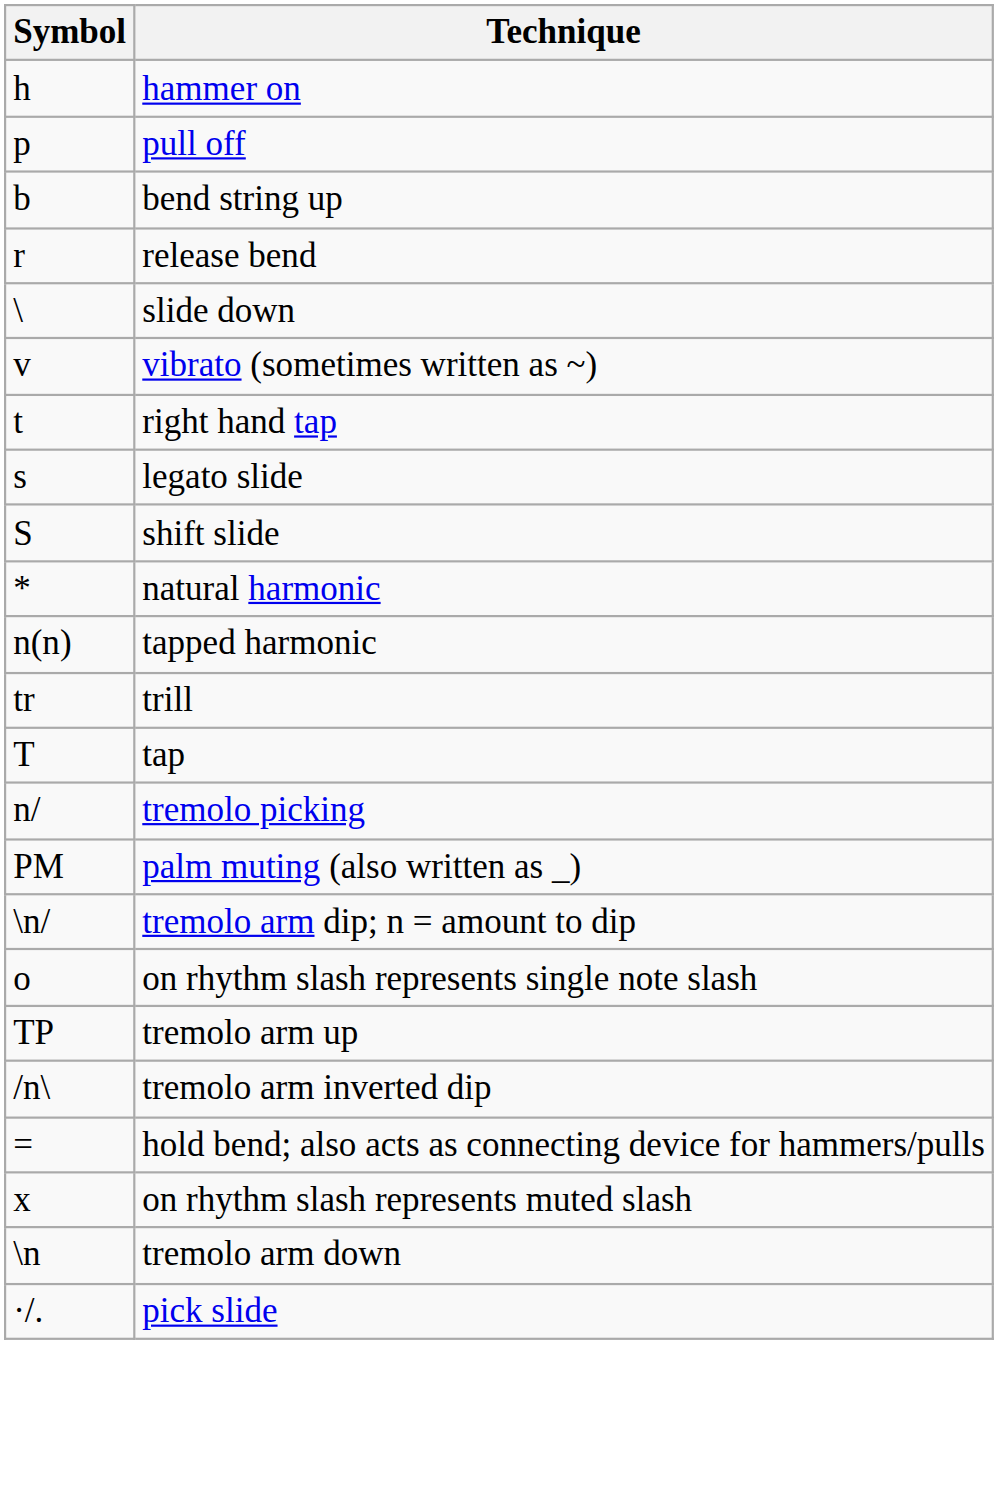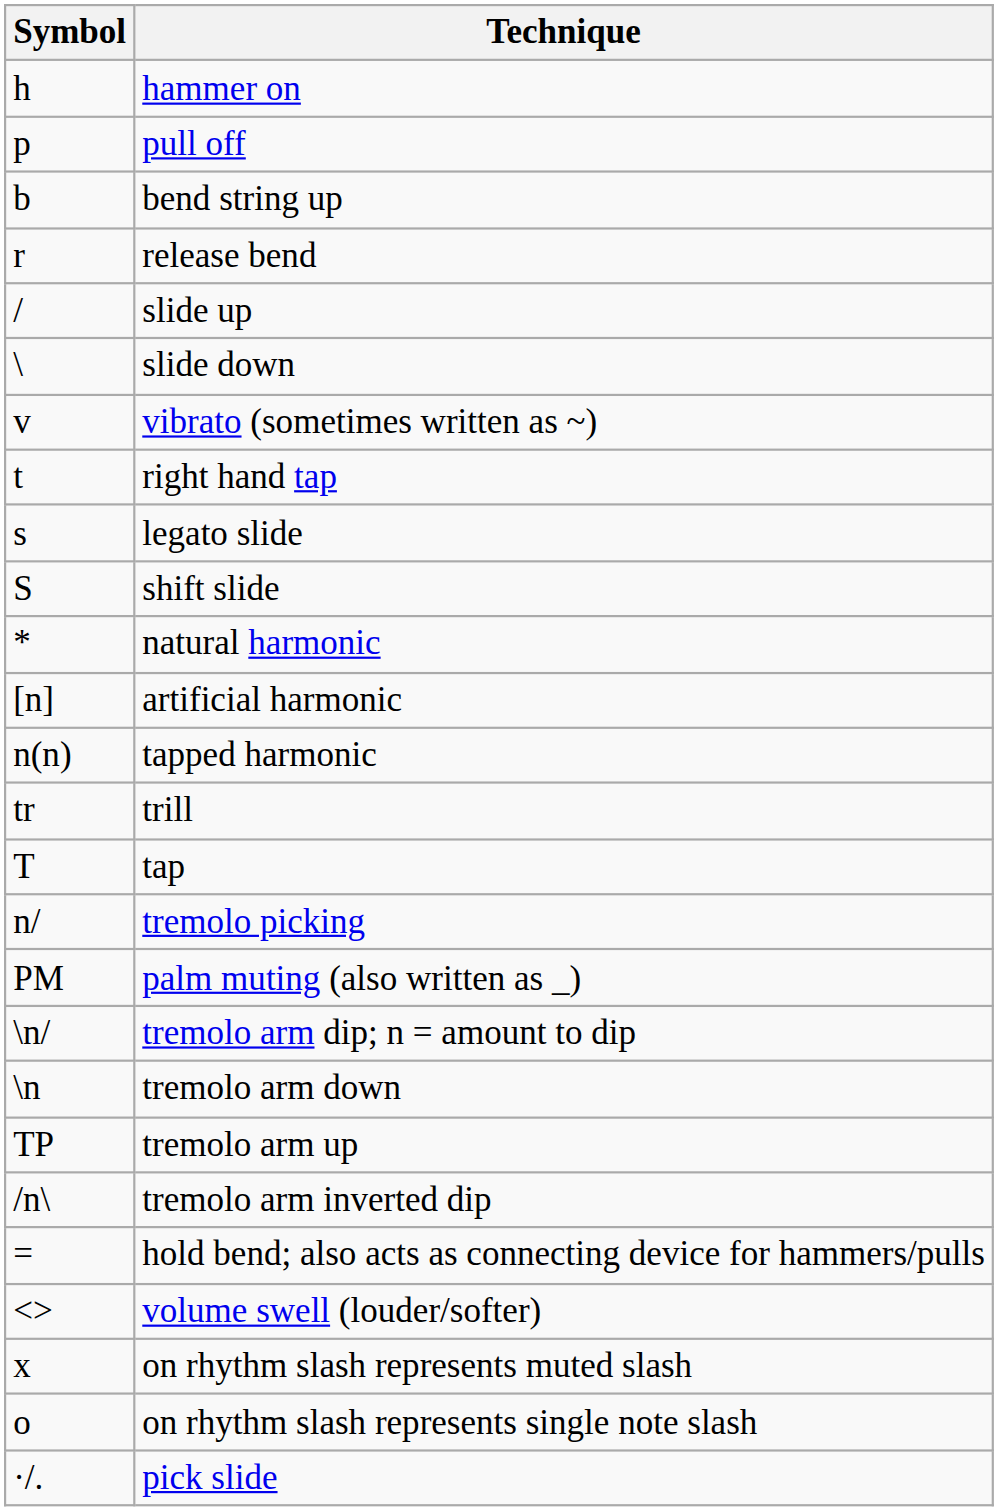+ row: (197, 310)
+ row: (272, 699)
rows swapped: (272, 1254) <-> (450, 976)
+ row: (342, 1310)
